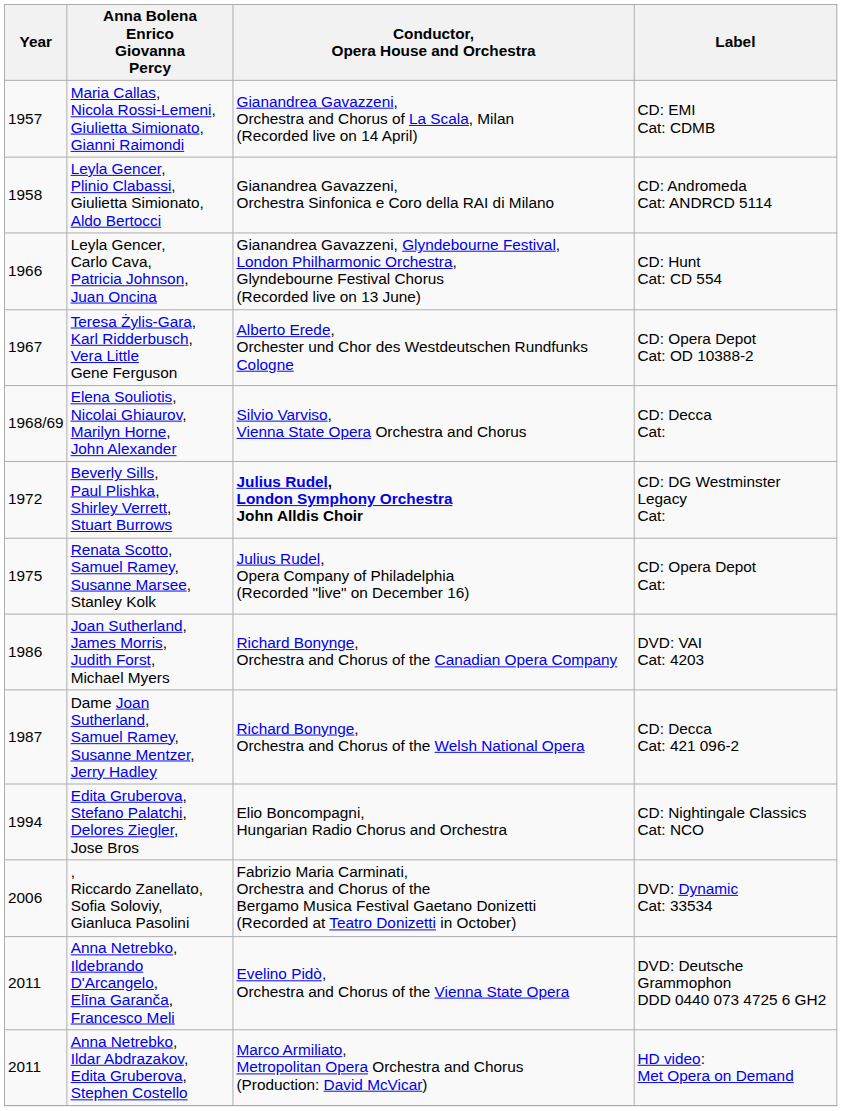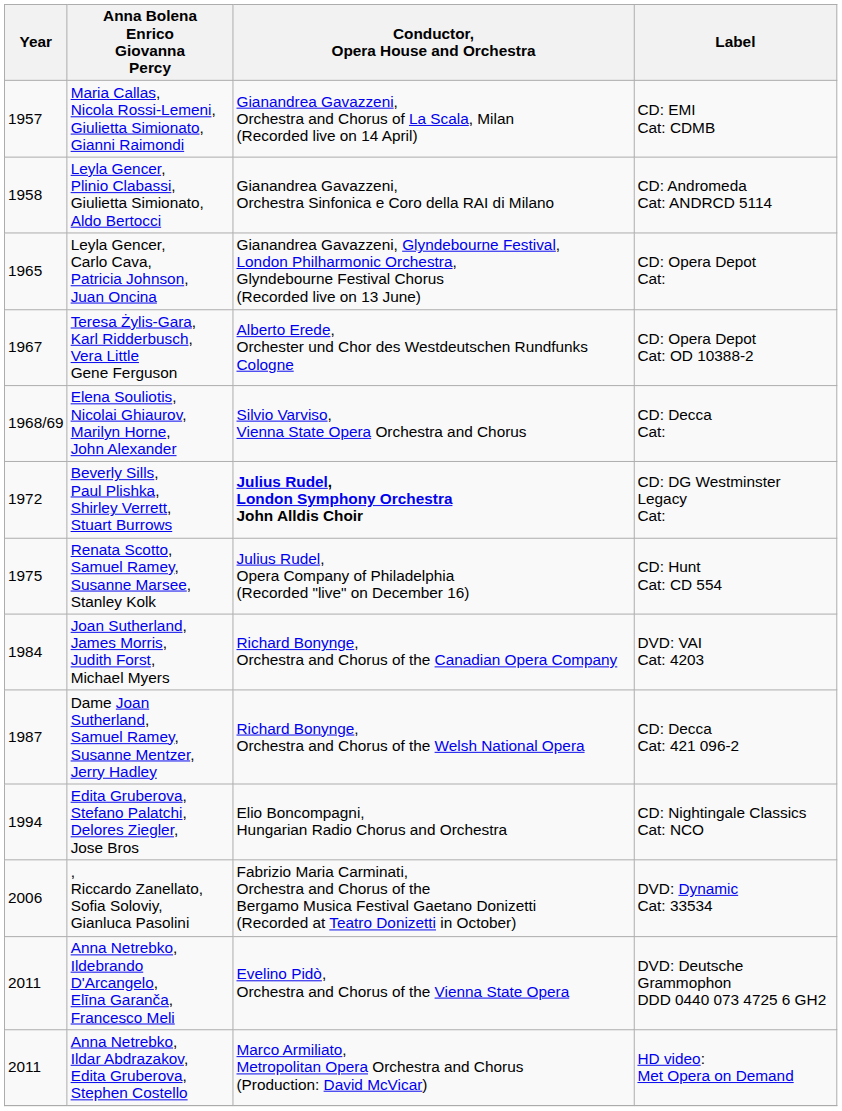(25, 271) 1966 -> (25, 271) 1965
(680, 271) CD: Hunt Cat: CD 554 -> (697, 271) CD: Opera Depot Cat:
(697, 576) CD: Opera Depot Cat: -> (680, 576) CD: Hunt Cat: CD 554
(25, 652) 1986 -> (25, 652) 1984
